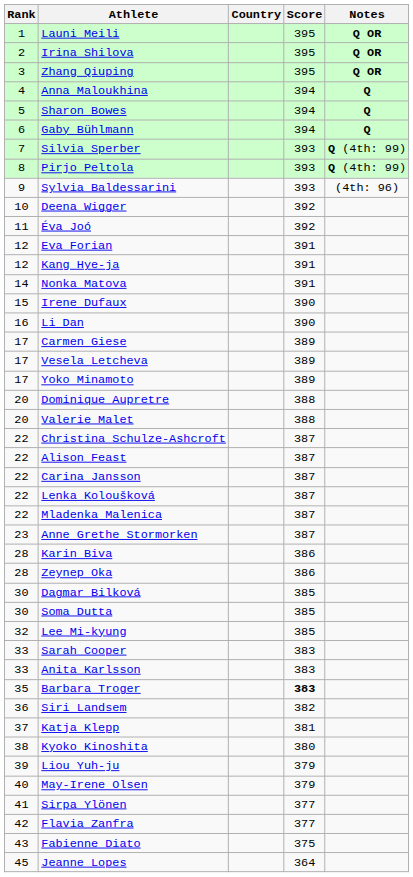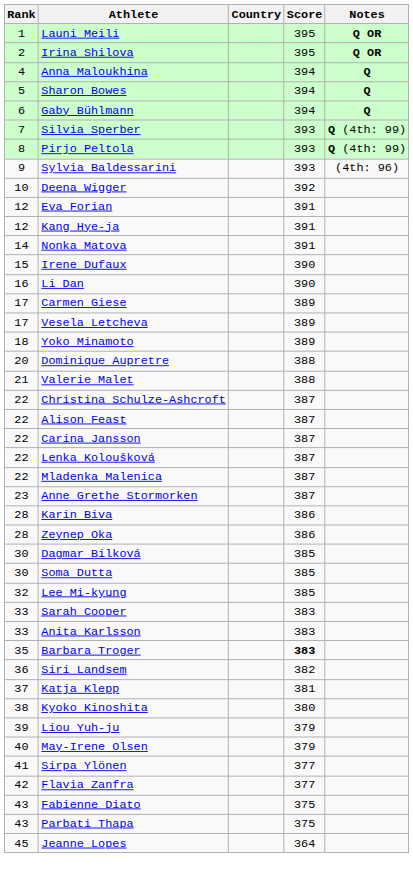- row: (87, 72)
- row: (66, 226)
(21, 380) 17 -> (21, 342) 18
(21, 419) 20 -> (21, 380) 21
+ row: (87, 824)
